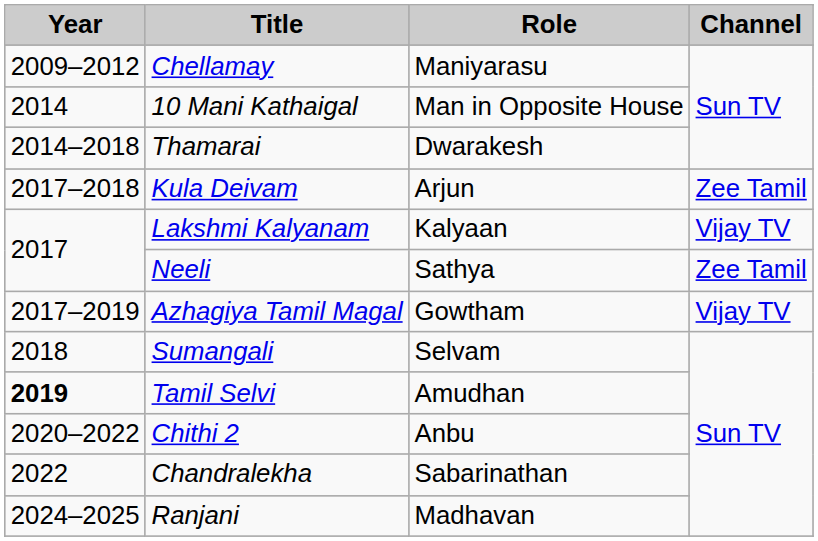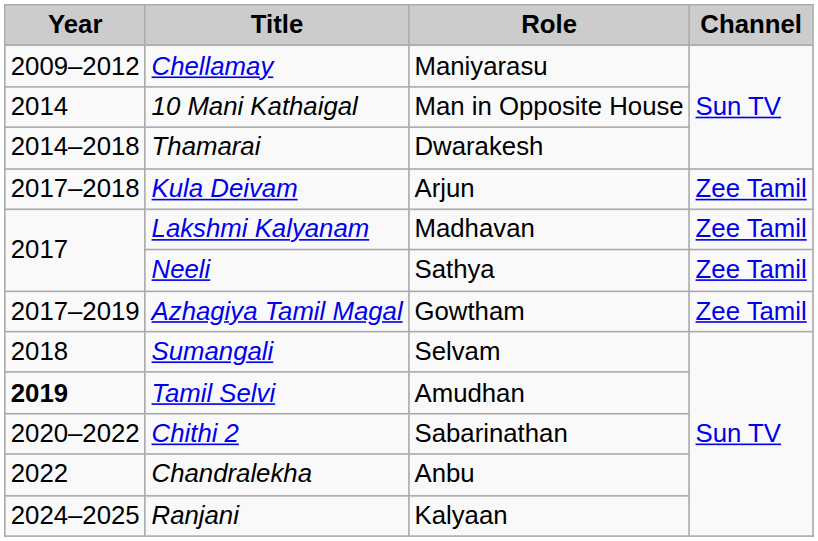(461, 229) Kalyaan -> (475, 229) Madhavan
(743, 229) Vijay TV -> (751, 229) Zee Tamil
(743, 310) Vijay TV -> (751, 310) Zee Tamil
(445, 433) Anbu -> (491, 433) Sabarinathan
(491, 474) Sabarinathan -> (445, 474) Anbu
(475, 515) Madhavan -> (461, 515) Kalyaan
